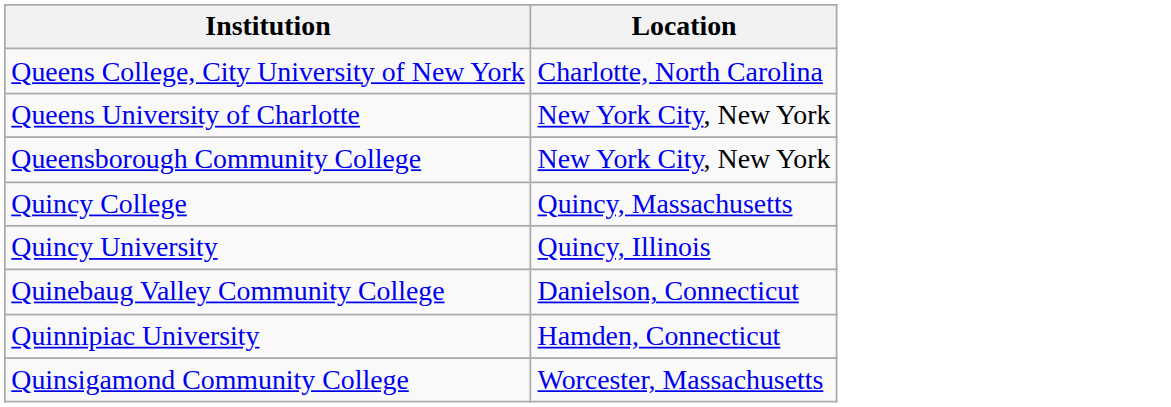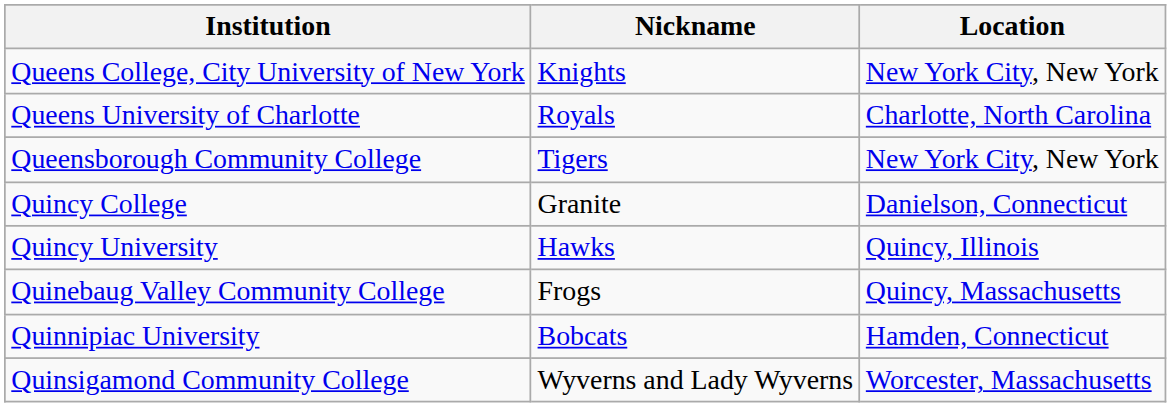+ column: (695, 26)
(680, 70) Charlotte, North Carolina -> (1012, 70) New York City, New York
(684, 114) New York City, New York -> (1008, 114) Charlotte, North Carolina
(665, 203) Quincy, Massachusetts -> (997, 203) Danielson, Connecticut
(668, 291) Danielson, Connecticut -> (993, 291) Quincy, Massachusetts
